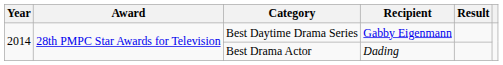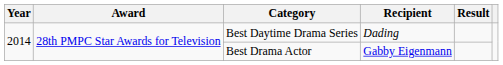(408, 32) Gabby Eigenmann -> (381, 32) Dading
(381, 51) Dading -> (408, 51) Gabby Eigenmann
